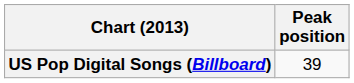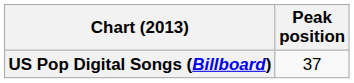(312, 63) 39 -> (312, 63) 37
